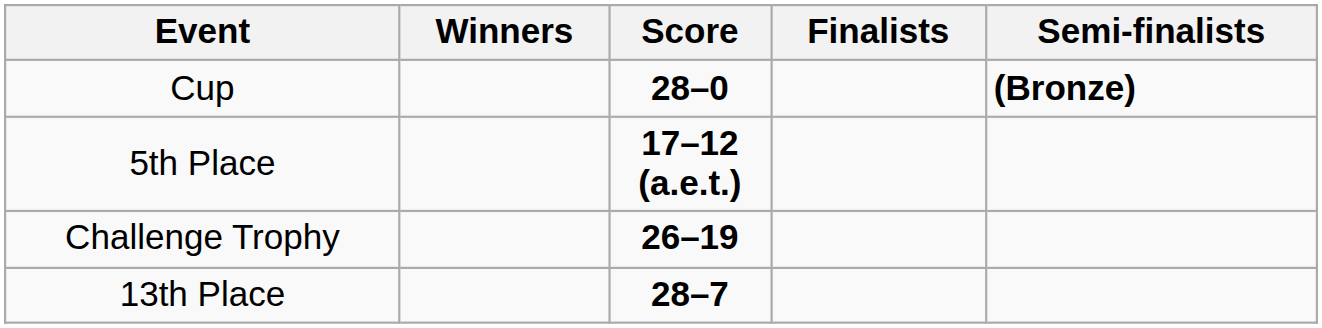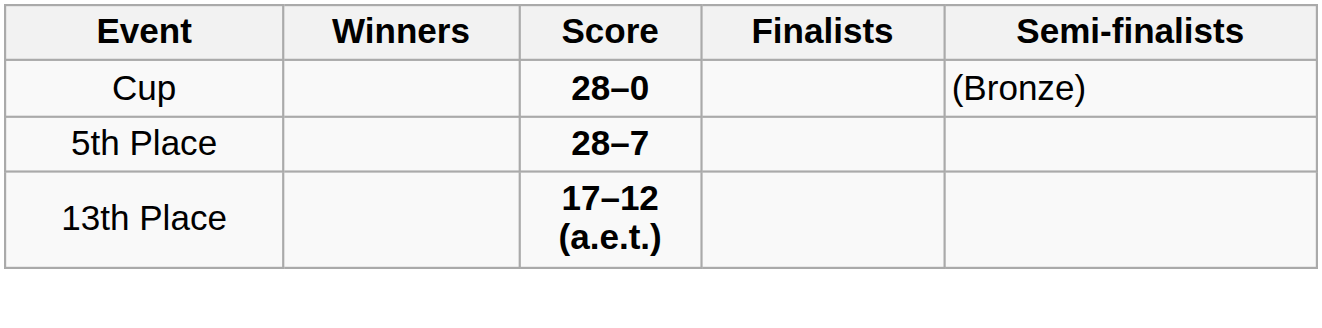(1065, 87) bold -> (1019, 87) normal
(690, 163) 17–12 (a.e.t.) -> (610, 143) 28–7
- row: (202, 238)
(690, 293) 28–7 -> (610, 218) 17–12 (a.e.t.)
